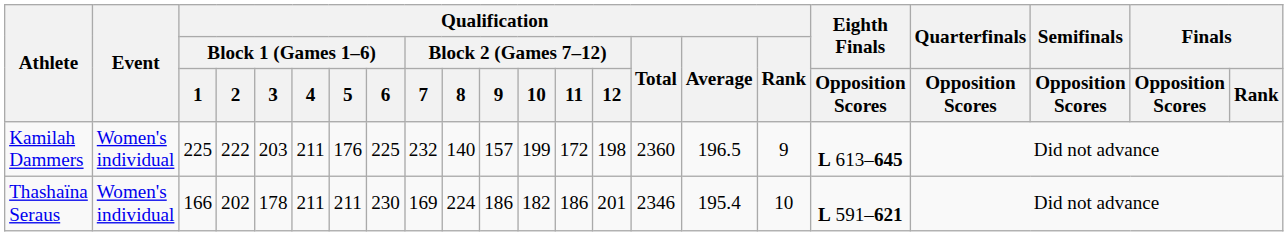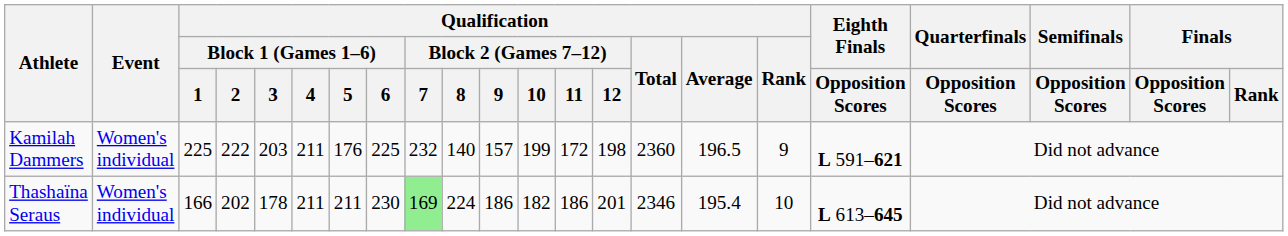(860, 160) L 613–645 -> (860, 160) L 591–621
(423, 203) no background -> (423, 203) lightgreen background
(860, 214) L 591–621 -> (860, 214) L 613–645
